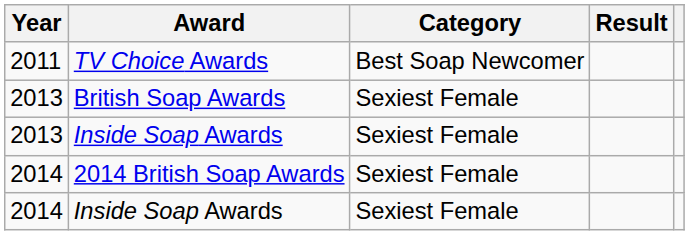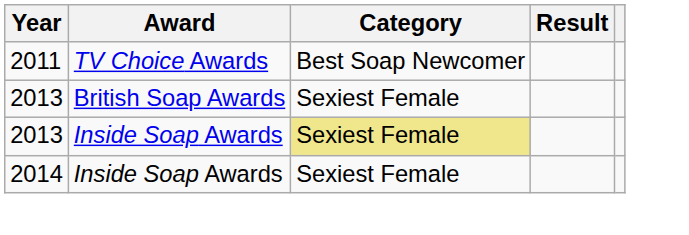(437, 135) no background -> (378, 135) khaki background
- row: (37, 173)
